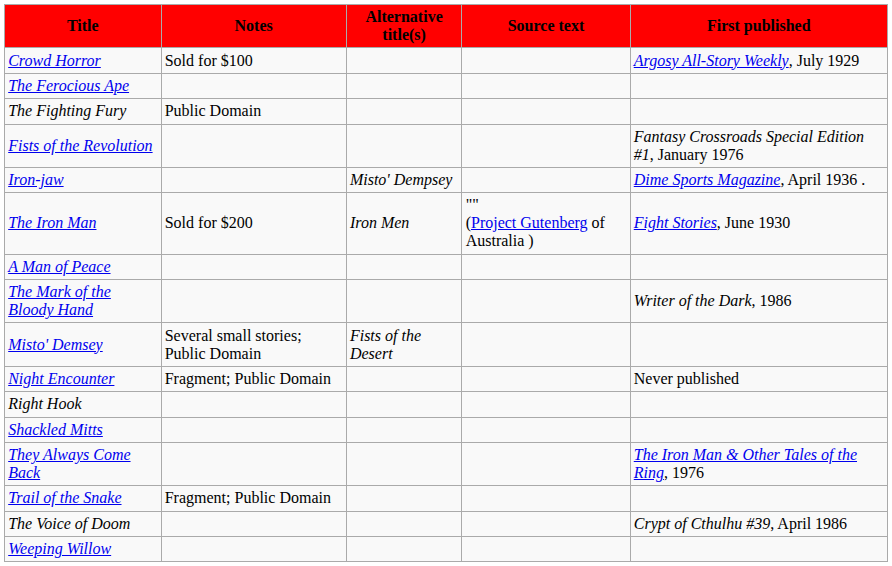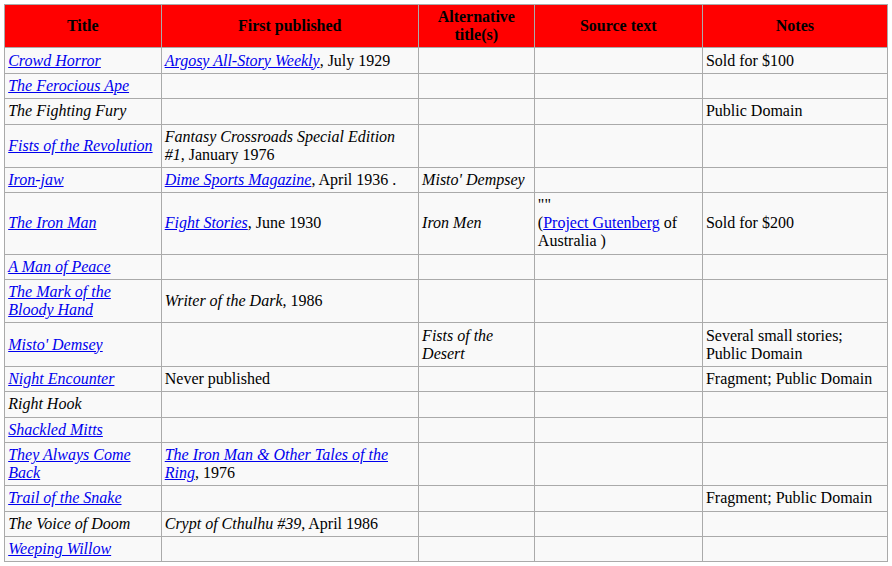columns swapped: (759, 26) <-> (254, 26)
